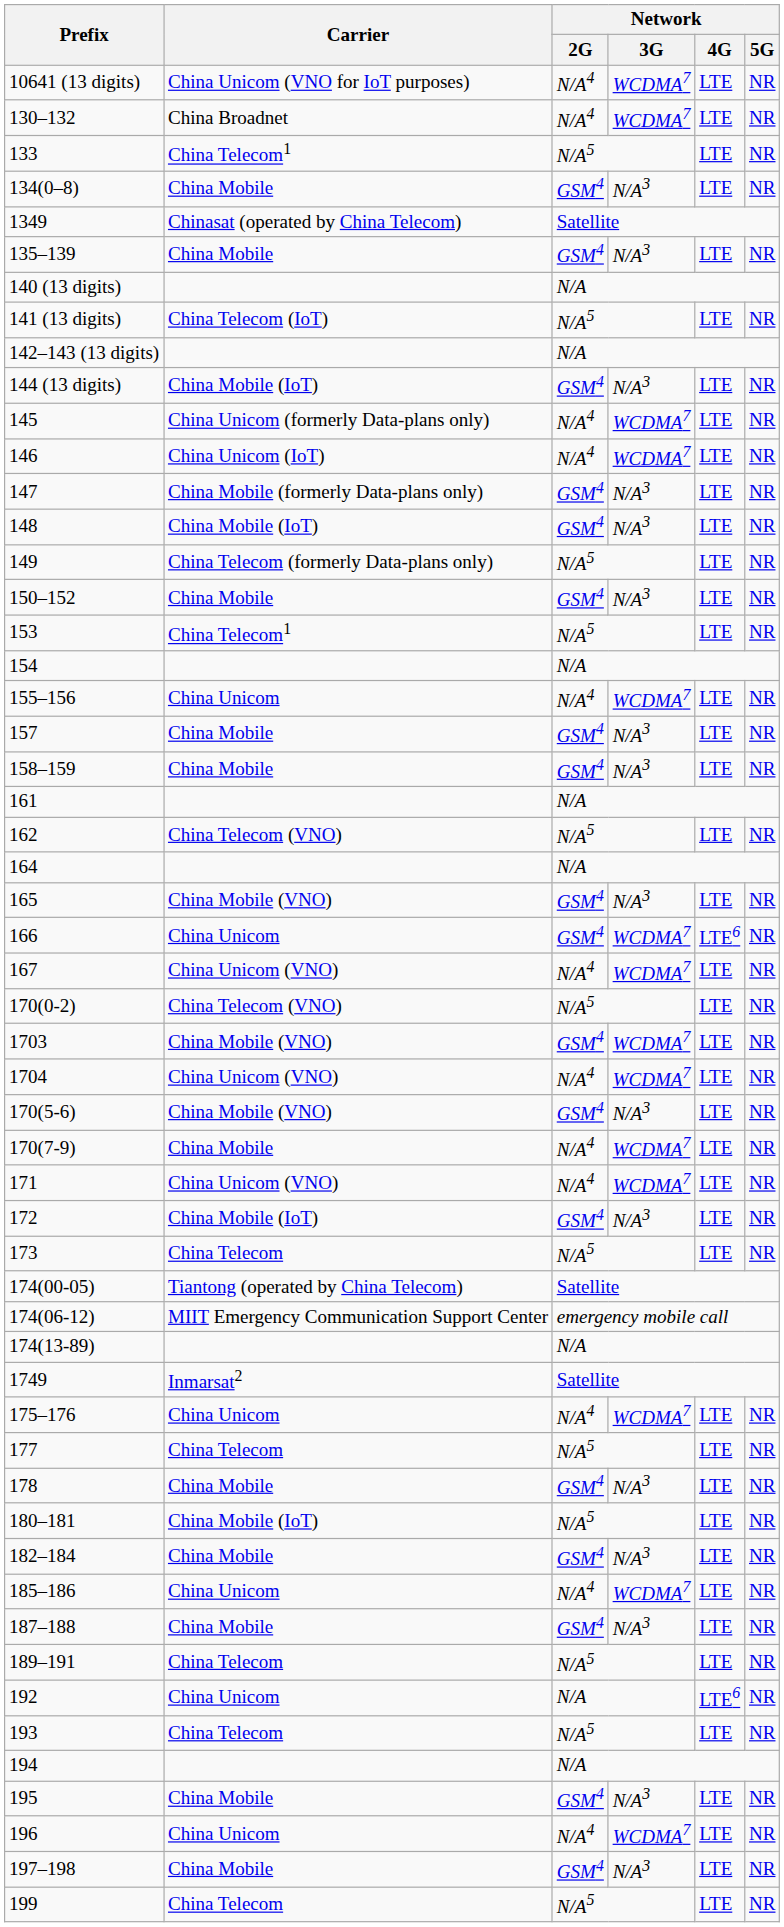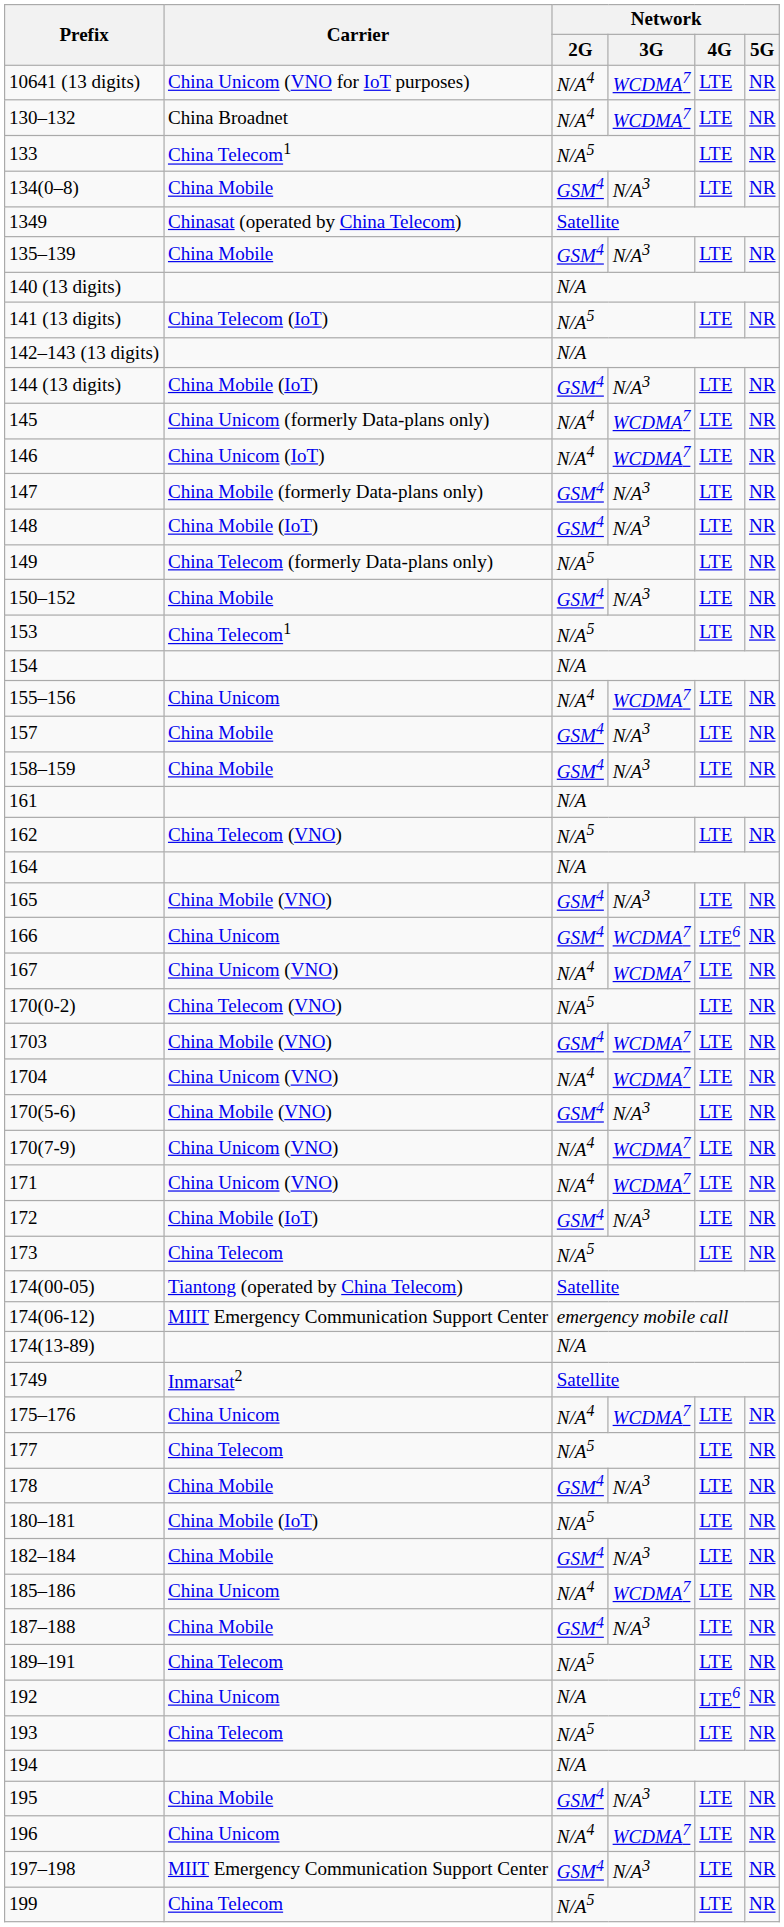(221, 1147) China Mobile -> (253, 1147) China Unicom (VNO)
(221, 1869) China Mobile -> (358, 1869) MIIT Emergency Communication Support Center
